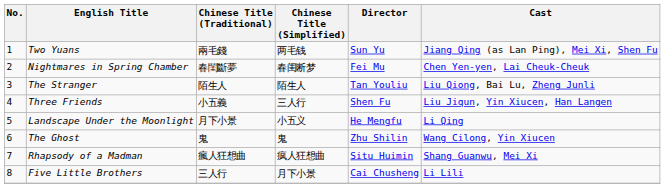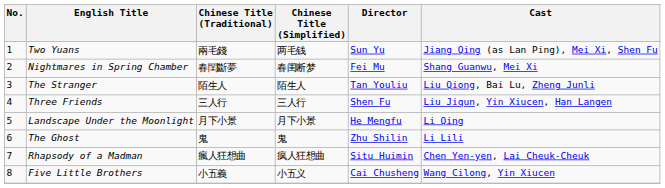(506, 67) Chen Yen-yen, Lai Cheuk-Cheuk -> (481, 67) Shang Guanwu, Mei Xi
(213, 103) 小五義 -> (213, 103) 三人行
(292, 121) 小五义 -> (296, 121) 月下小景
(489, 138) Wang Cilong, Yin Xiucen -> (443, 138) Li Lili
(481, 155) Shang Guanwu, Mei Xi -> (506, 155) Chen Yen-yen, Lai Cheuk-Cheuk
(213, 174) 三人行 -> (213, 174) 小五義
(296, 174) 月下小景 -> (292, 174) 小五义
(443, 173) Li Lili -> (489, 173) Wang Cilong, Yin Xiucen
